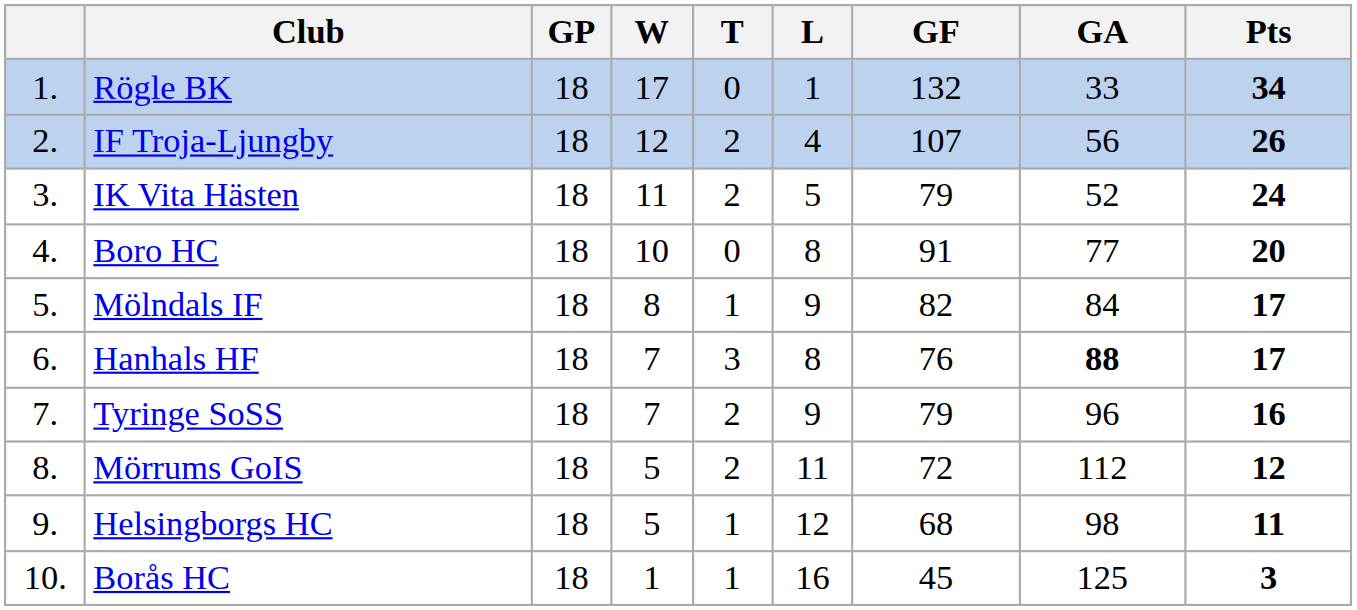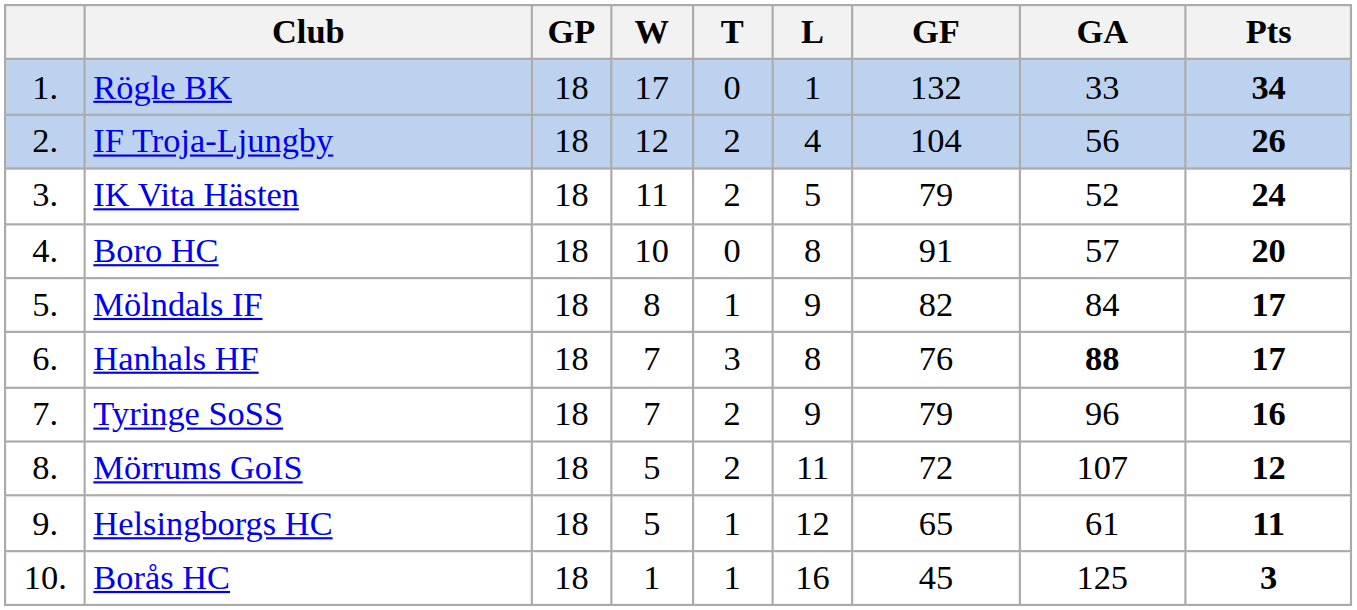(936, 140) 107 -> (936, 140) 104
(1102, 250) 77 -> (1102, 250) 57
(1102, 468) 112 -> (1102, 468) 107
(936, 522) 68 -> (936, 522) 65
(1102, 522) 98 -> (1102, 522) 61
